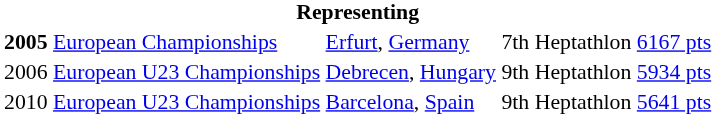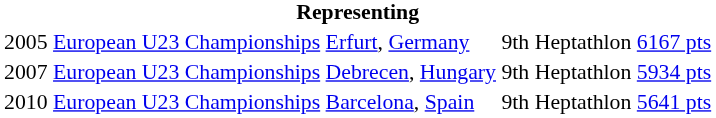(26, 42) bold -> (26, 42) normal
(165, 42) European Championships -> (187, 42) European U23 Championships
(515, 42) 7th -> (515, 42) 9th
(26, 71) 2006 -> (26, 71) 2007
